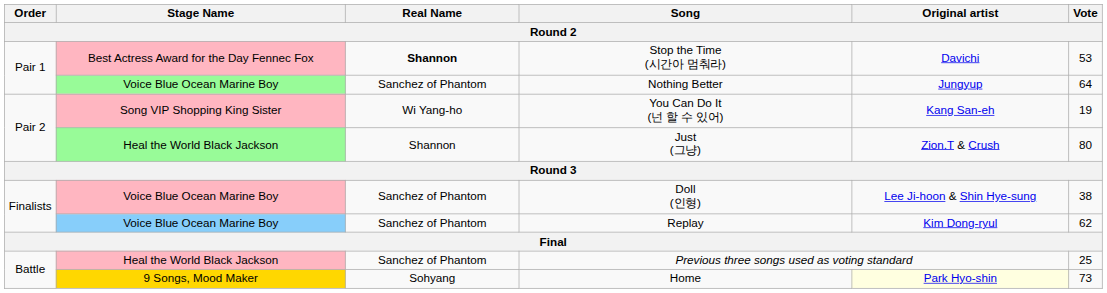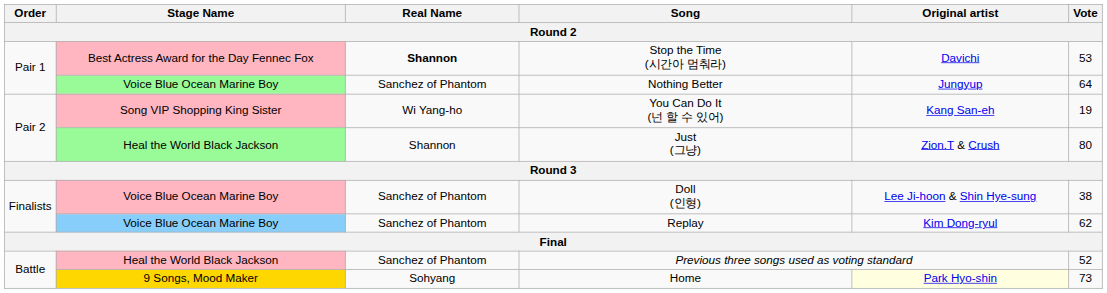(1085, 260) 25 -> (1085, 260) 52
